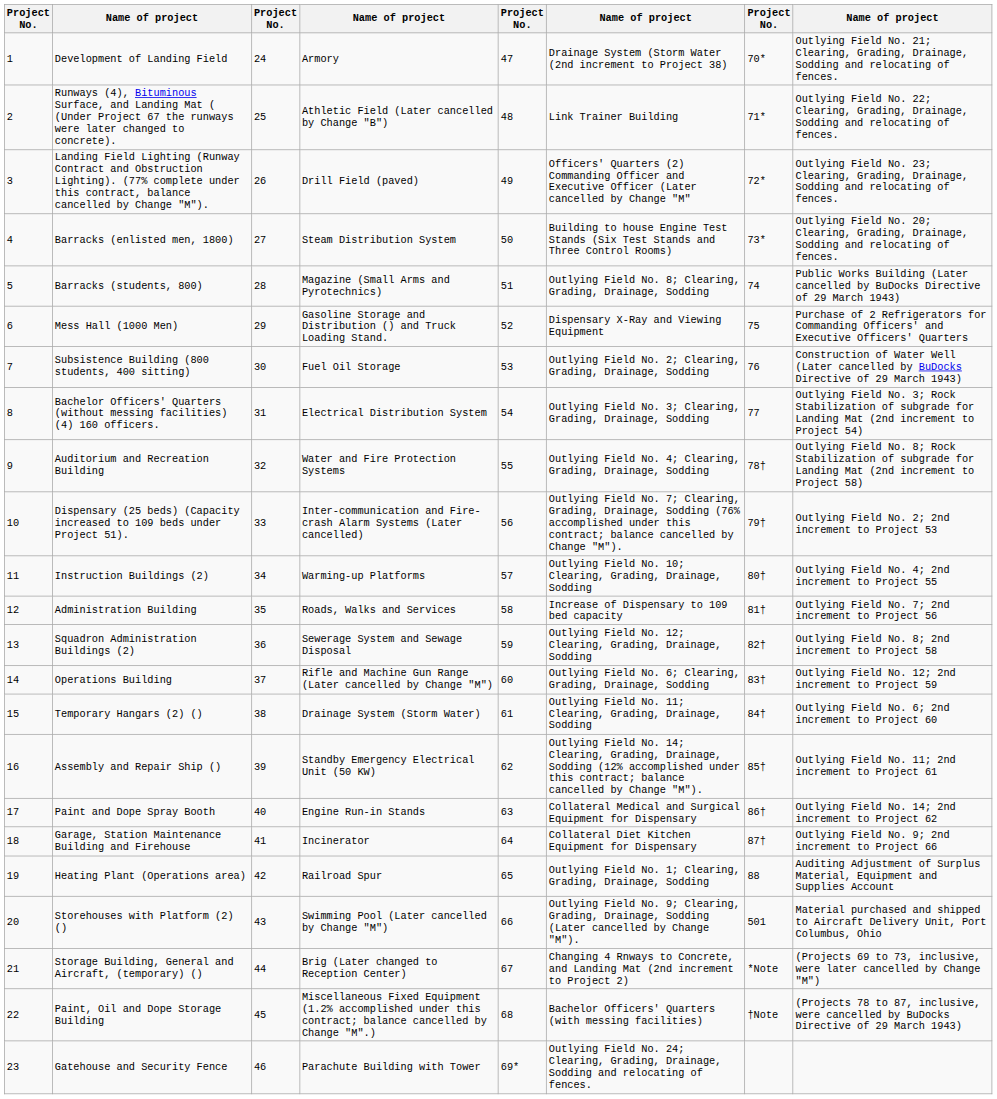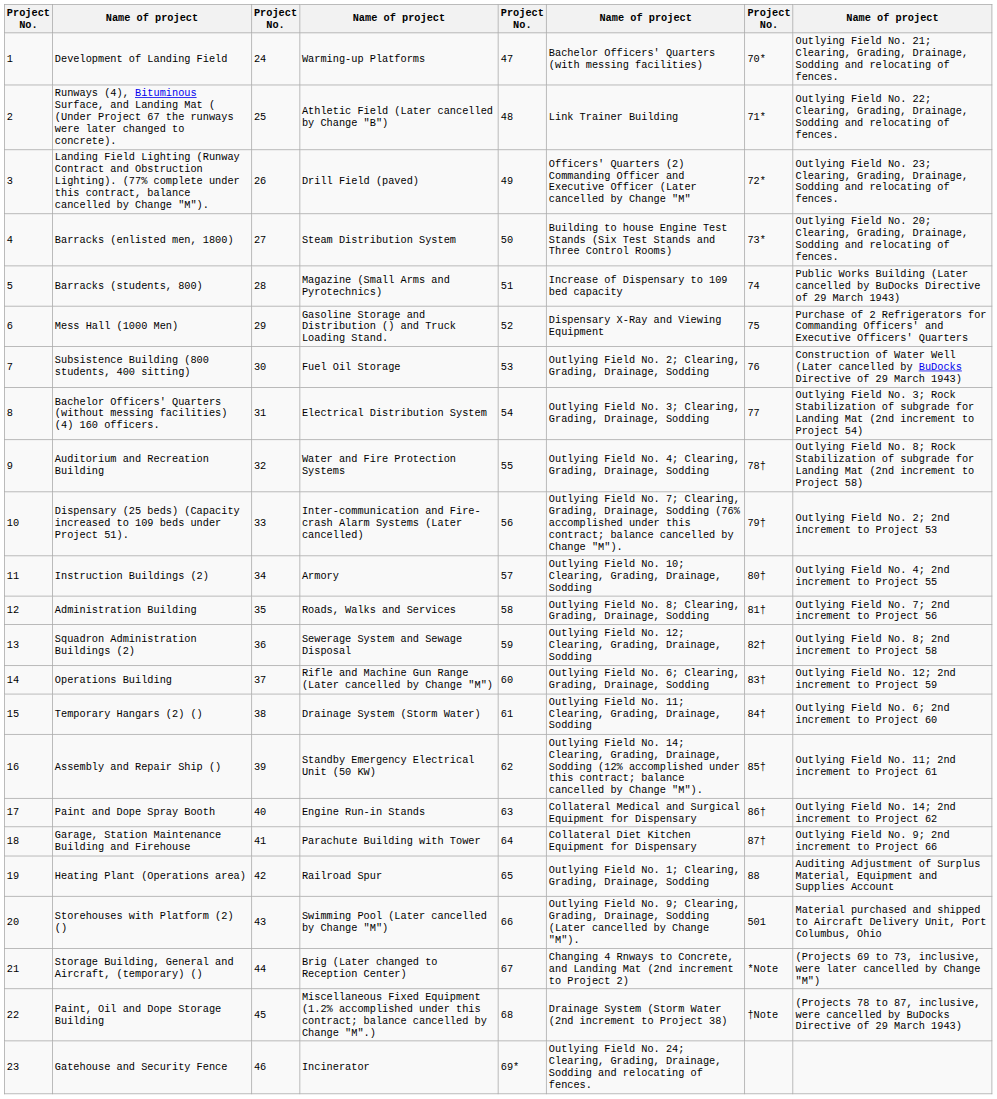(320, 59) Armory -> (364, 59) Warming-up Platforms
(638, 59) Drainage System (Storm Water (2nd increment to Project 38) -> (632, 59) Bachelor Officers' Quarters (with messing facilities)
(644, 286) Outlying Field No. 8; Clearing, Grading, Drainage, Sodding -> (638, 286) Increase of Dispensary to 109 bed capacity
(364, 576) Warming-up Platforms -> (320, 576) Armory
(638, 611) Increase of Dispensary to 109 bed capacity -> (644, 611) Outlying Field No. 8; Clearing, Grading, Drainage, Sodding
(336, 841) Incinerator -> (391, 841) Parachute Building with Tower
(632, 1015) Bachelor Officers' Quarters (with messing facilities) -> (638, 1015) Drainage System (Storm Water (2nd increment to Project 38)
(391, 1067) Parachute Building with Tower -> (336, 1067) Incinerator
